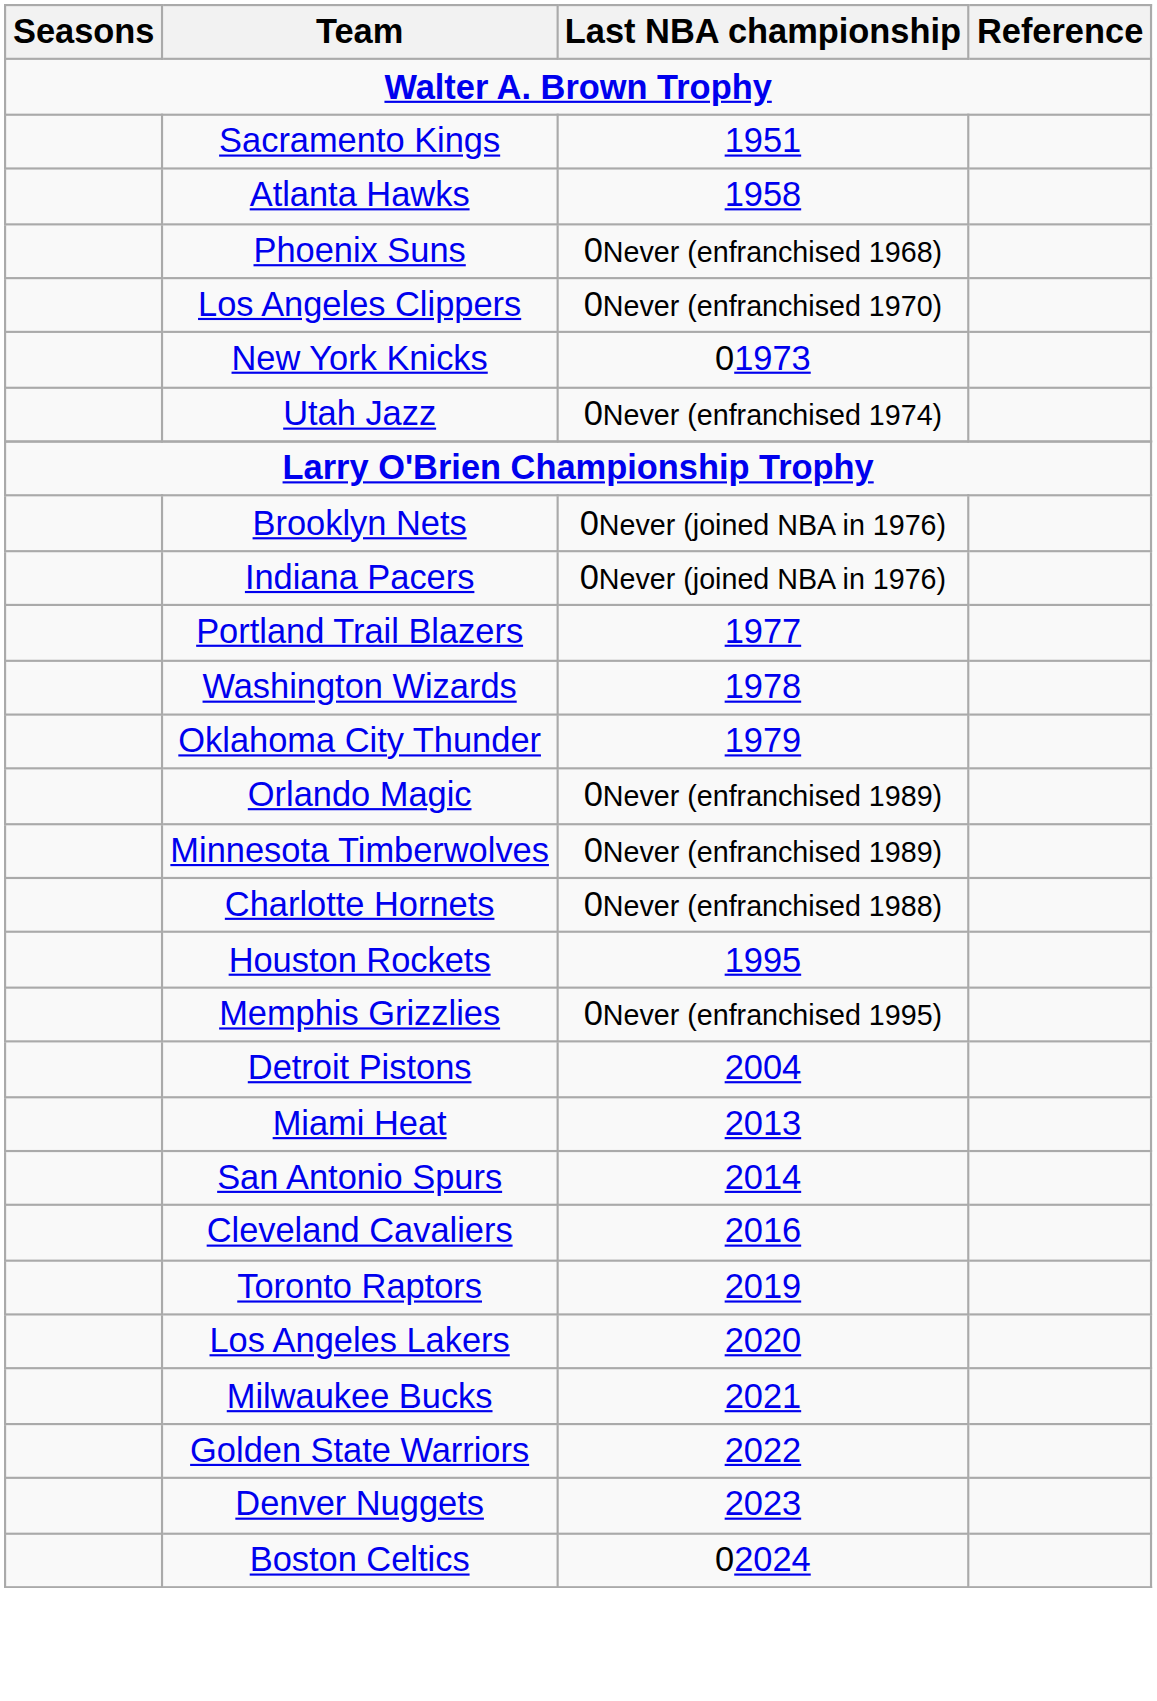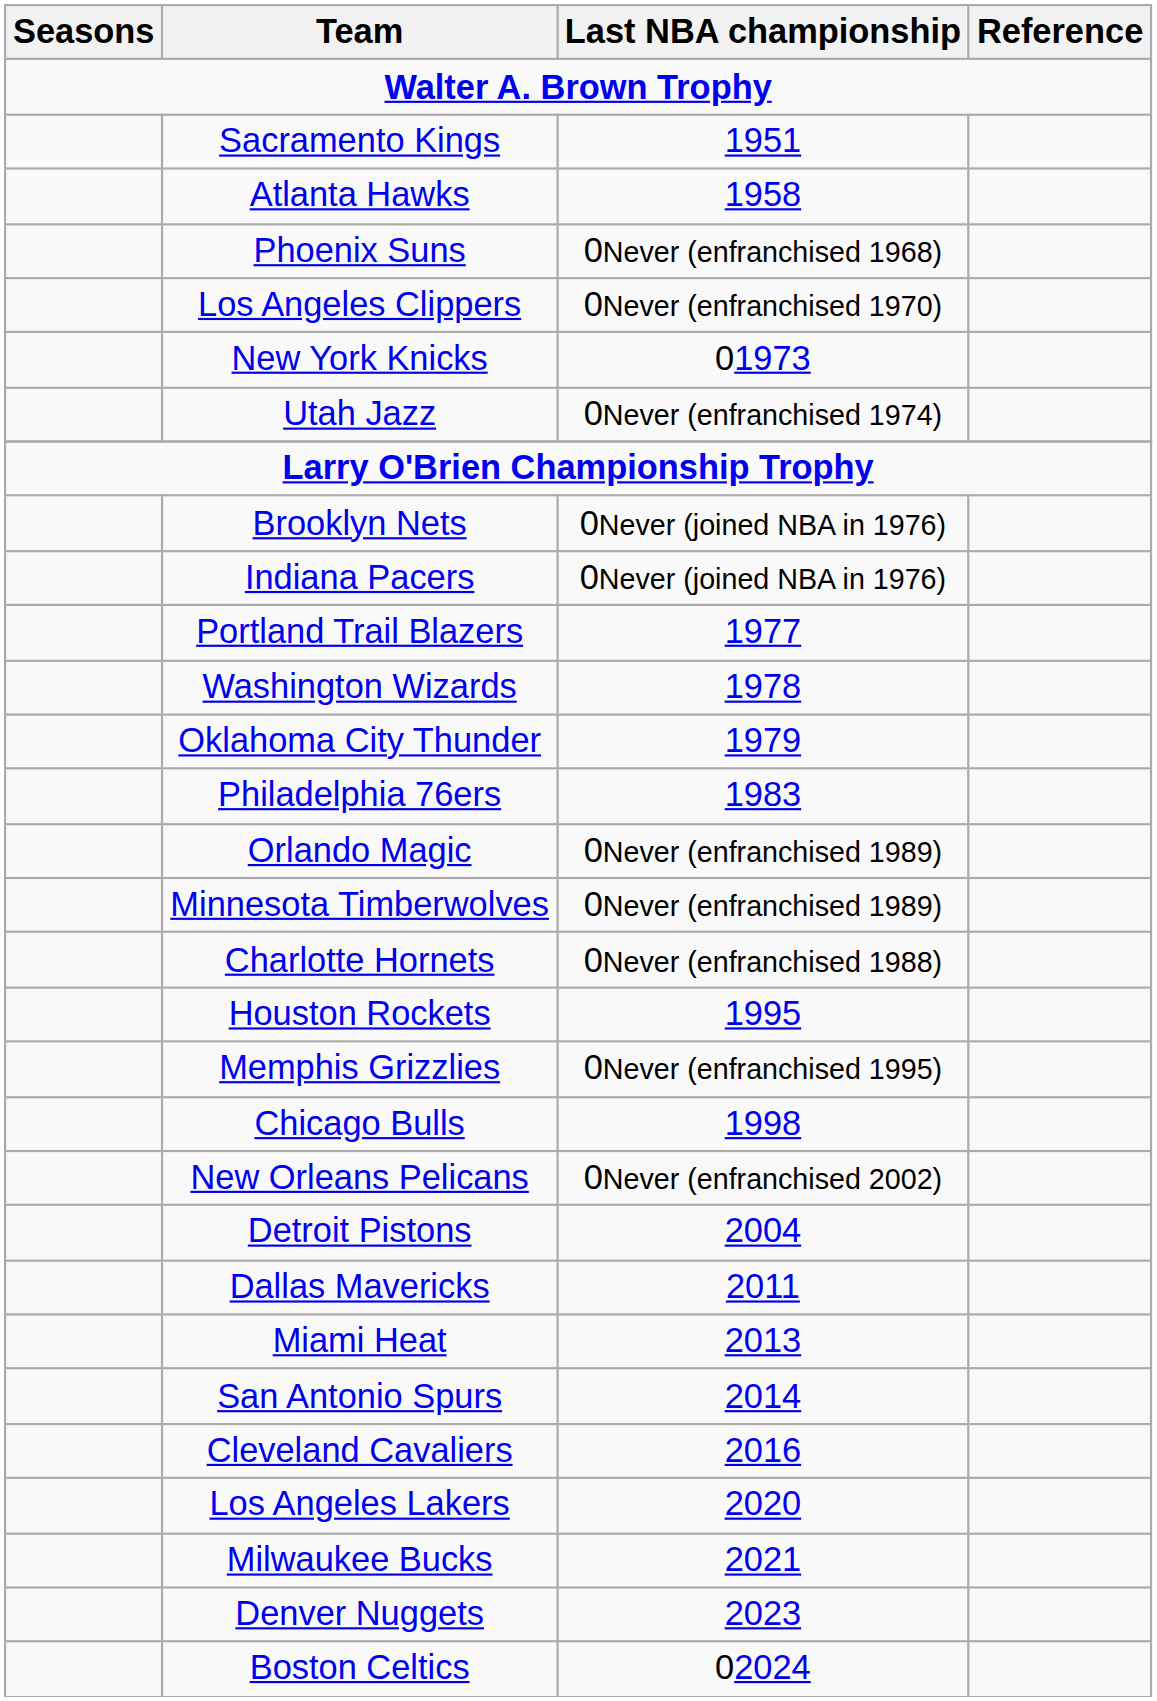+ row: (360, 795)
+ row: (360, 1122)
+ row: (360, 1177)
+ row: (360, 1286)
- row: (360, 1286)
- row: (360, 1450)
